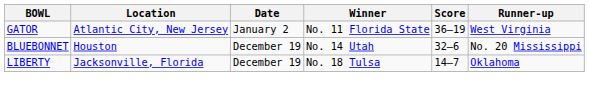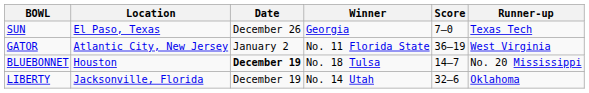+ row: (16, 30)
(267, 46) normal -> (267, 63) bold
(340, 46) No. 14 Utah -> (343, 63) No. 18 Tulsa
(447, 46) 32–6 -> (447, 63) 14–7
(343, 63) No. 18 Tulsa -> (340, 80) No. 14 Utah
(447, 63) 14–7 -> (447, 80) 32–6
